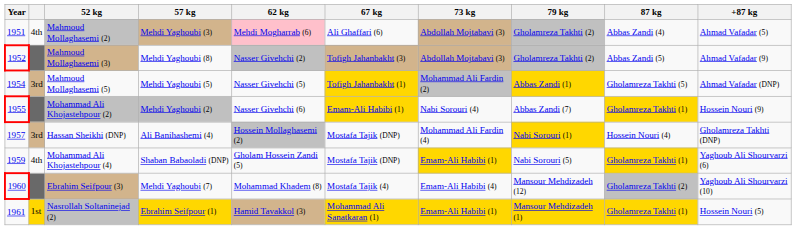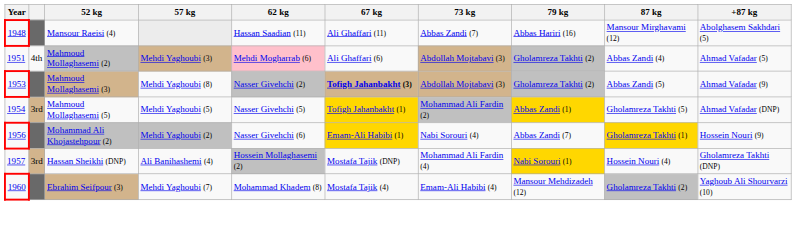+ row: (81, 33)
(17, 58) 1952 -> (17, 84) 1953
(366, 58) normal -> (369, 84) bold
(17, 109) 1955 -> (17, 136) 1956
- row: (79, 161)
- row: (88, 212)
